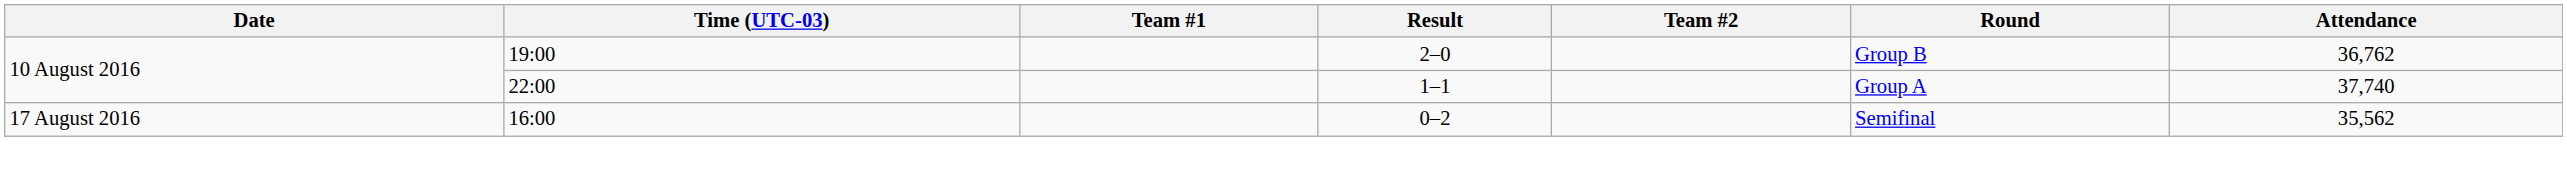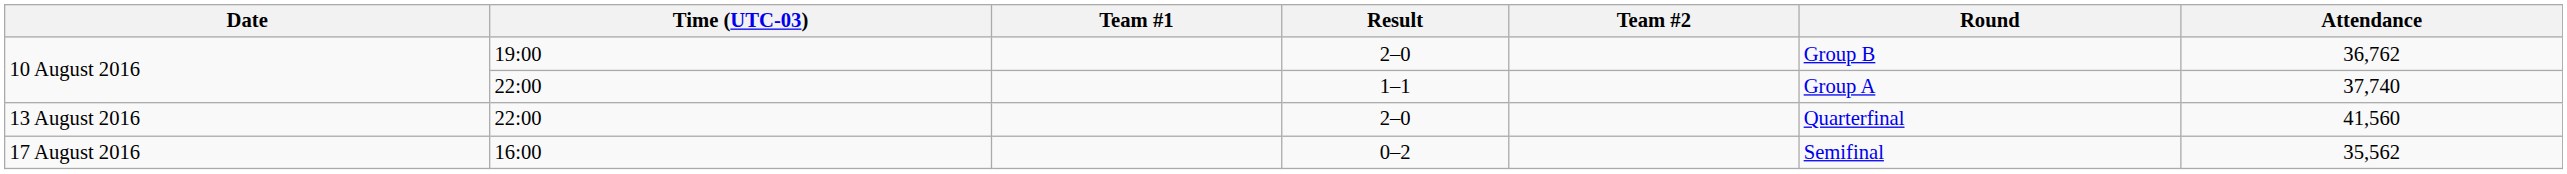+ row: (75, 119)
